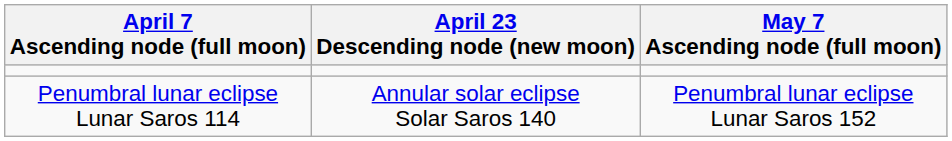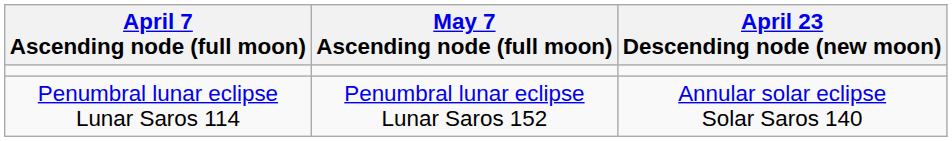columns swapped: (476, 34) <-> (793, 34)
